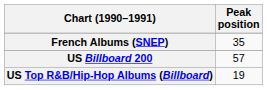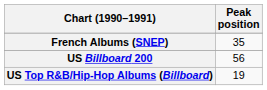(239, 59) 57 -> (239, 59) 56
